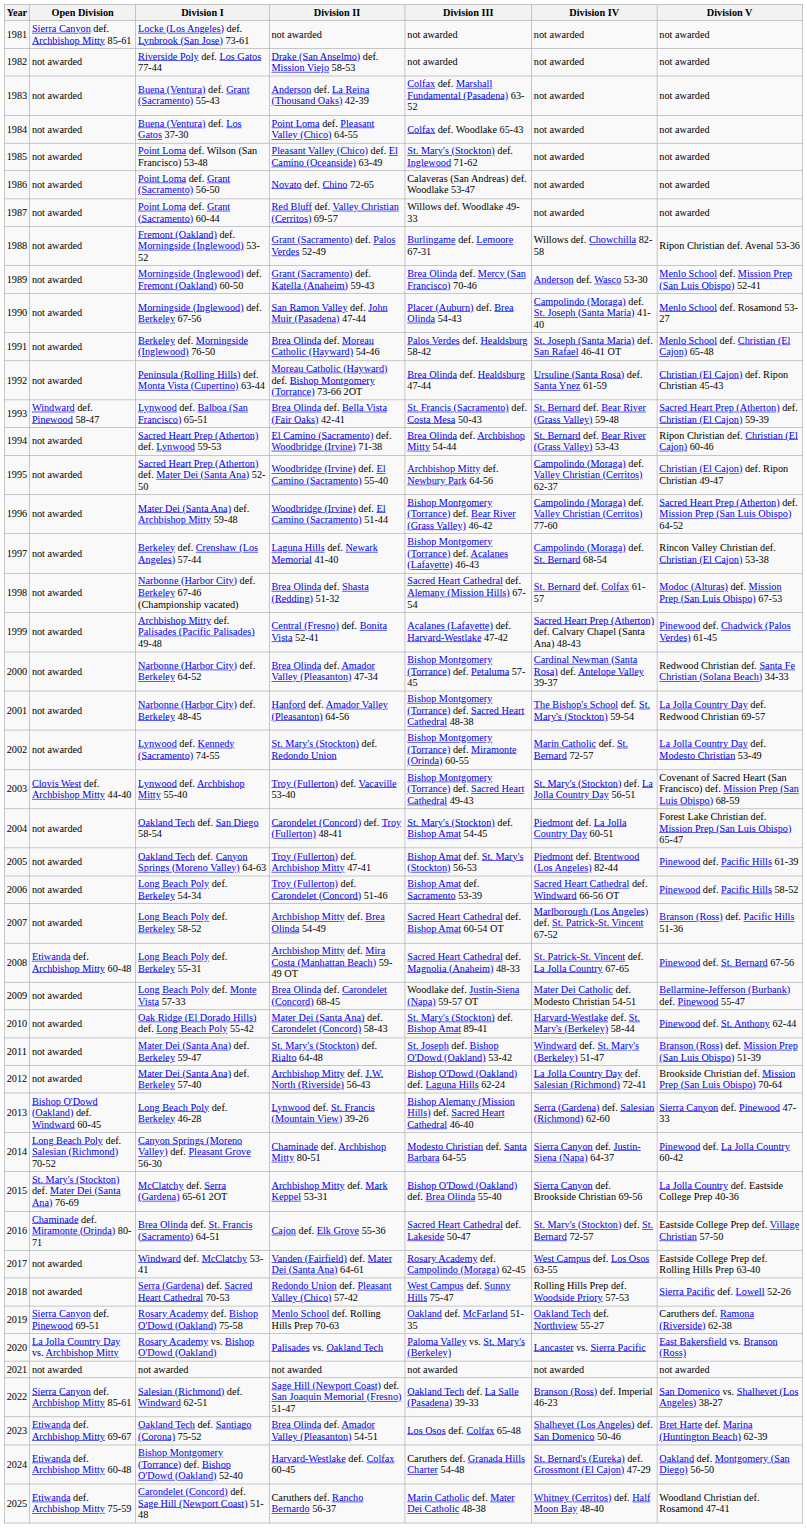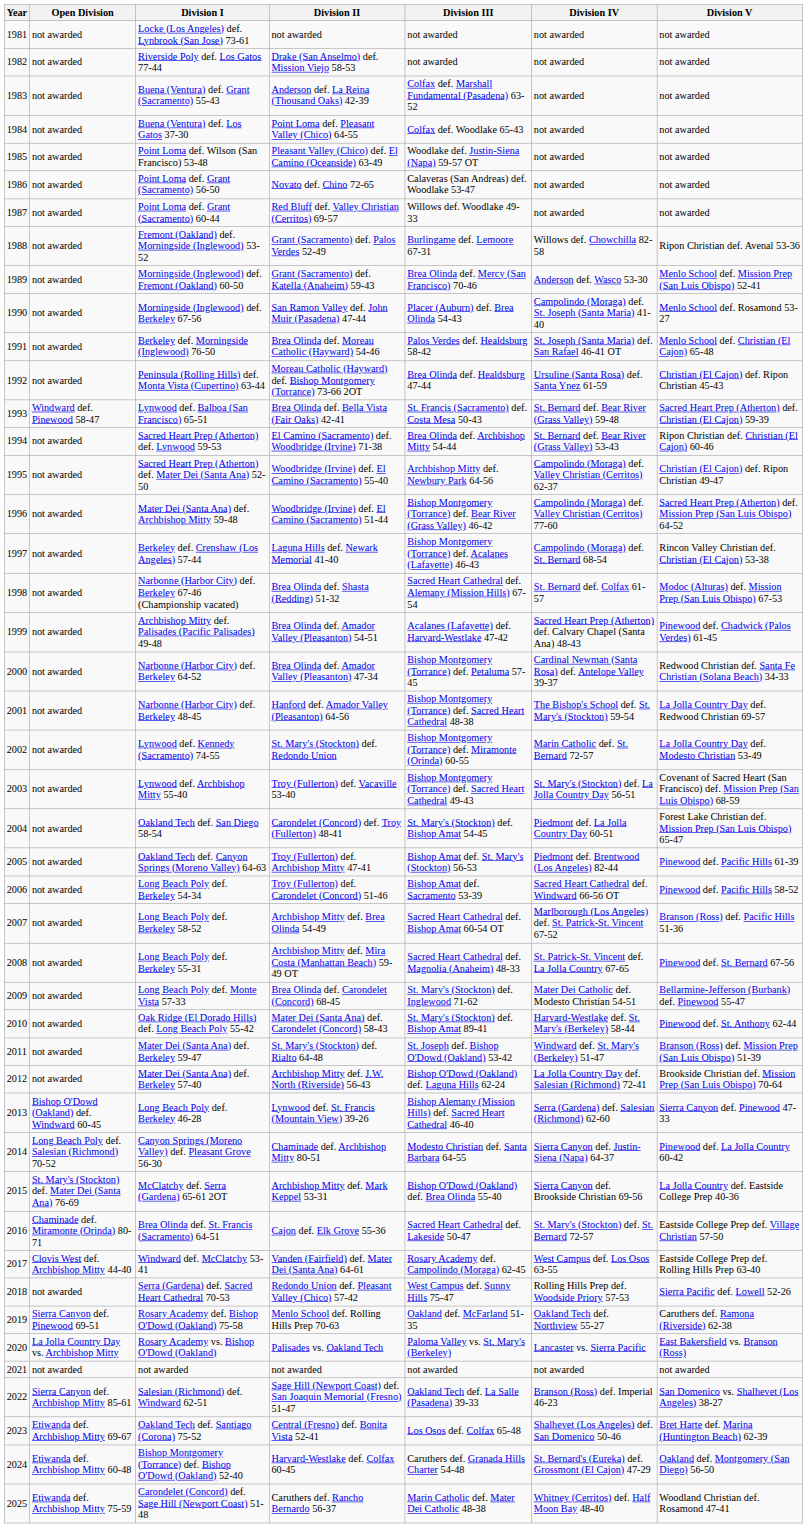(82, 34) Sierra Canyon def. Archbishop Mitty 85-61 -> (57, 34) not awarded
(460, 157) St. Mary's (Stockton) def. Inglewood 71-62 -> (463, 157) Woodlake def. Justin-Siena (Napa) 59-57 OT
(329, 632) Central (Fresno) def. Bonita Vista 52-41 -> (325, 632) Brea Olinda def. Amador Valley (Pleasanton) 54-51
(82, 789) Clovis West def. Archbishop Mitty 44-40 -> (57, 789) not awarded
(82, 962) Etiwanda def. Archbishop Mitty 60-48 -> (57, 962) not awarded
(463, 996) Woodlake def. Justin-Siena (Napa) 59-57 OT -> (460, 996) St. Mary's (Stockton) def. Inglewood 71-62
(57, 1264) not awarded -> (82, 1264) Clovis West def. Archbishop Mitty 44-40
(325, 1430) Brea Olinda def. Amador Valley (Pleasanton) 54-51 -> (329, 1430) Central (Fresno) def. Bonita Vista 52-41
